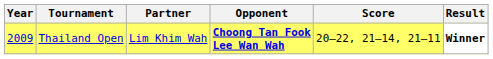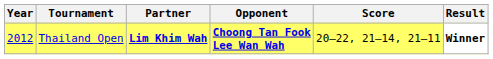(20, 38) 2009 -> (20, 38) 2012
(168, 38) normal -> (168, 38) bold
